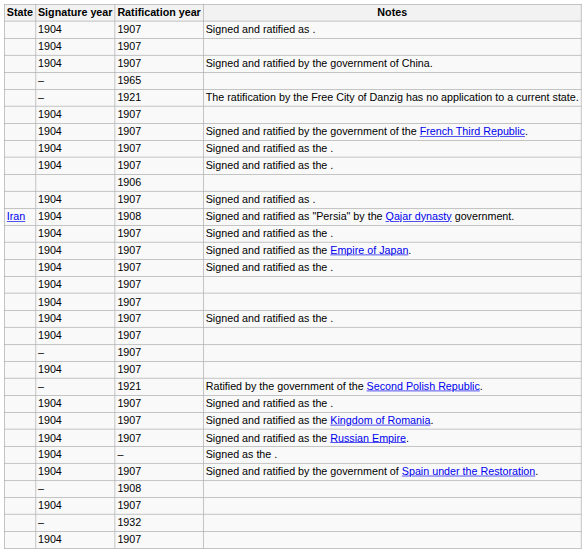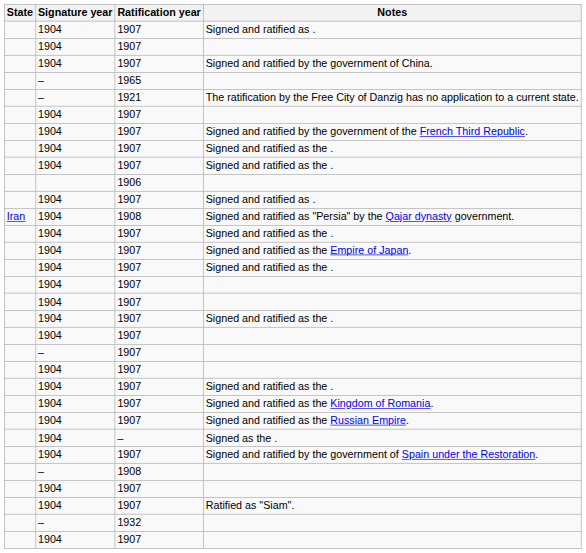- row: (129, 387)
+ row: (129, 506)
